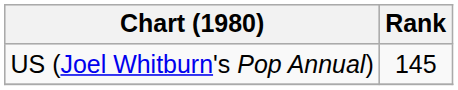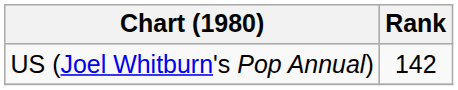(416, 63) 145 -> (416, 63) 142
